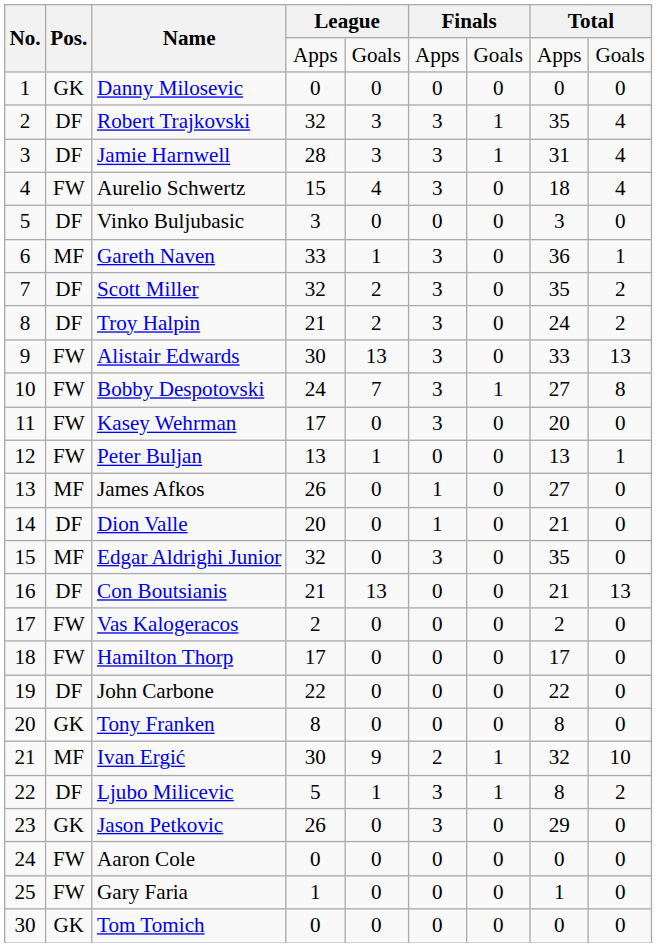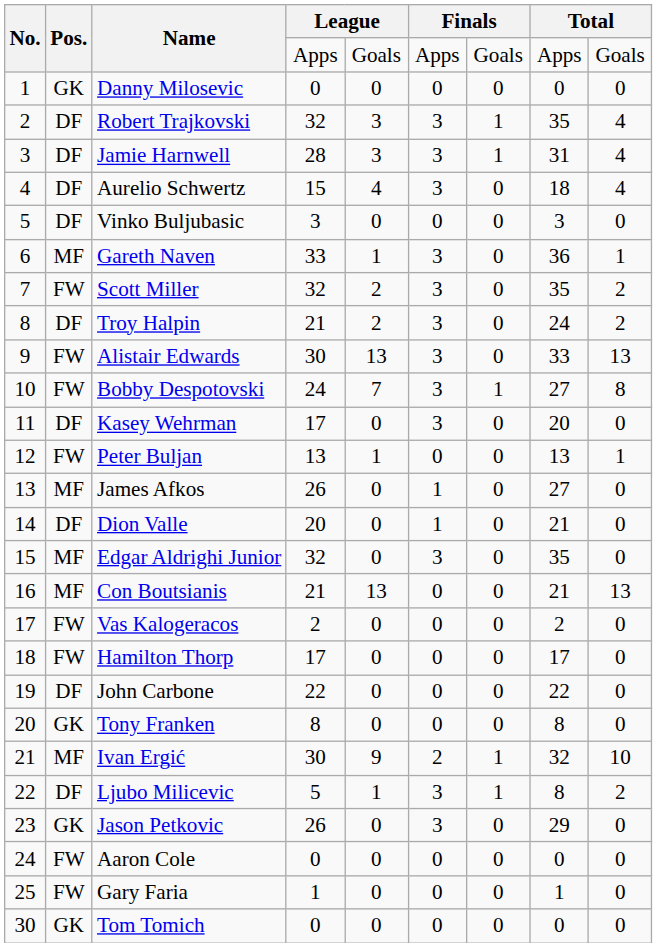(69, 188) FW -> (69, 188) DF
(69, 289) DF -> (69, 289) FW
(69, 423) FW -> (69, 423) DF
(69, 590) DF -> (69, 590) MF
